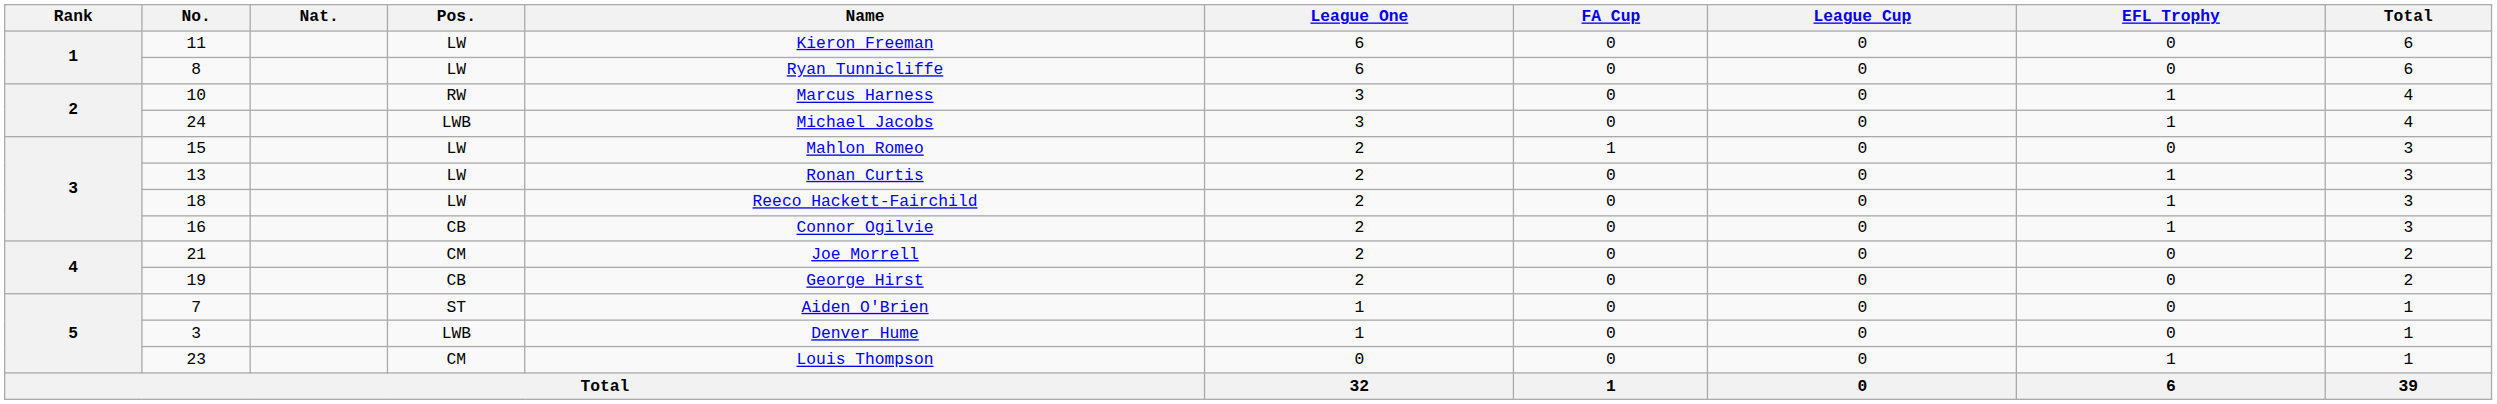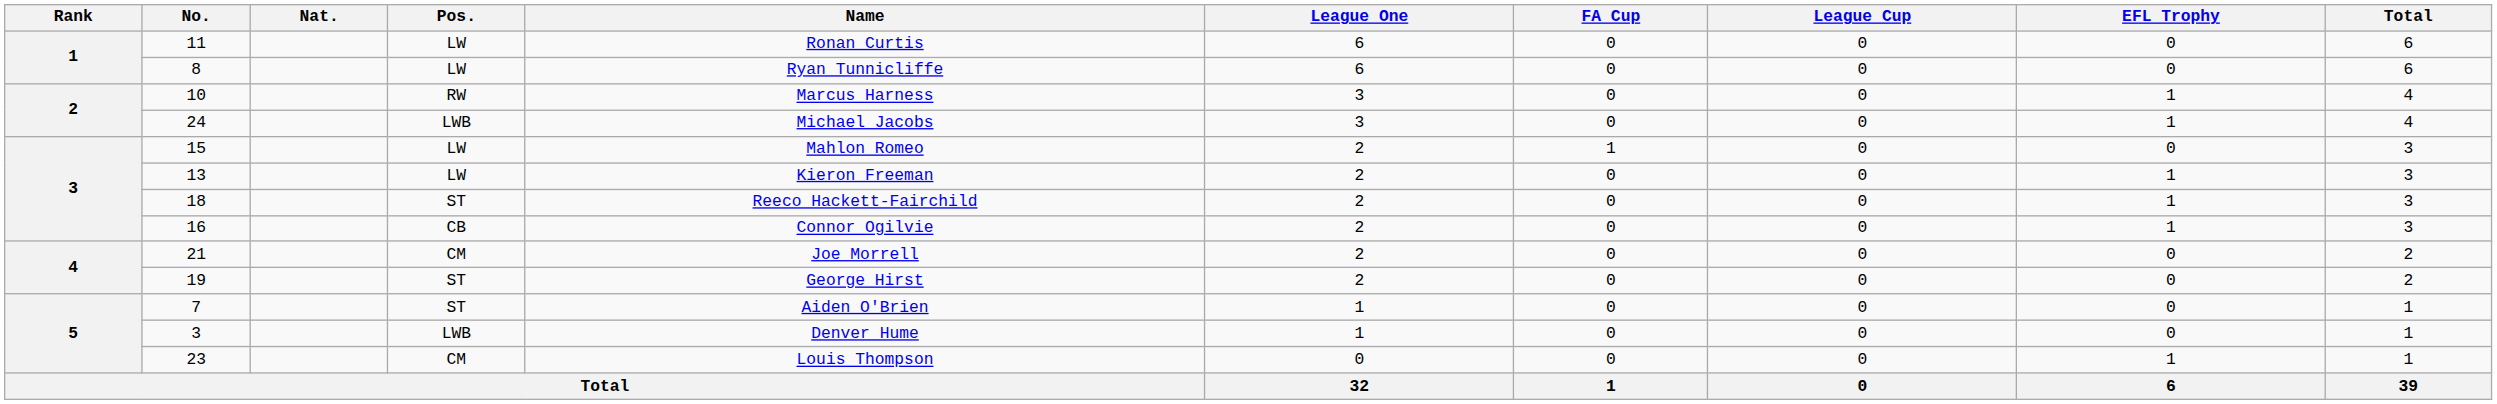(865, 44) Kieron Freeman -> (865, 44) Ronan Curtis
(865, 176) Ronan Curtis -> (865, 176) Kieron Freeman
(456, 202) LW -> (456, 202) ST
(456, 281) CB -> (456, 281) ST
